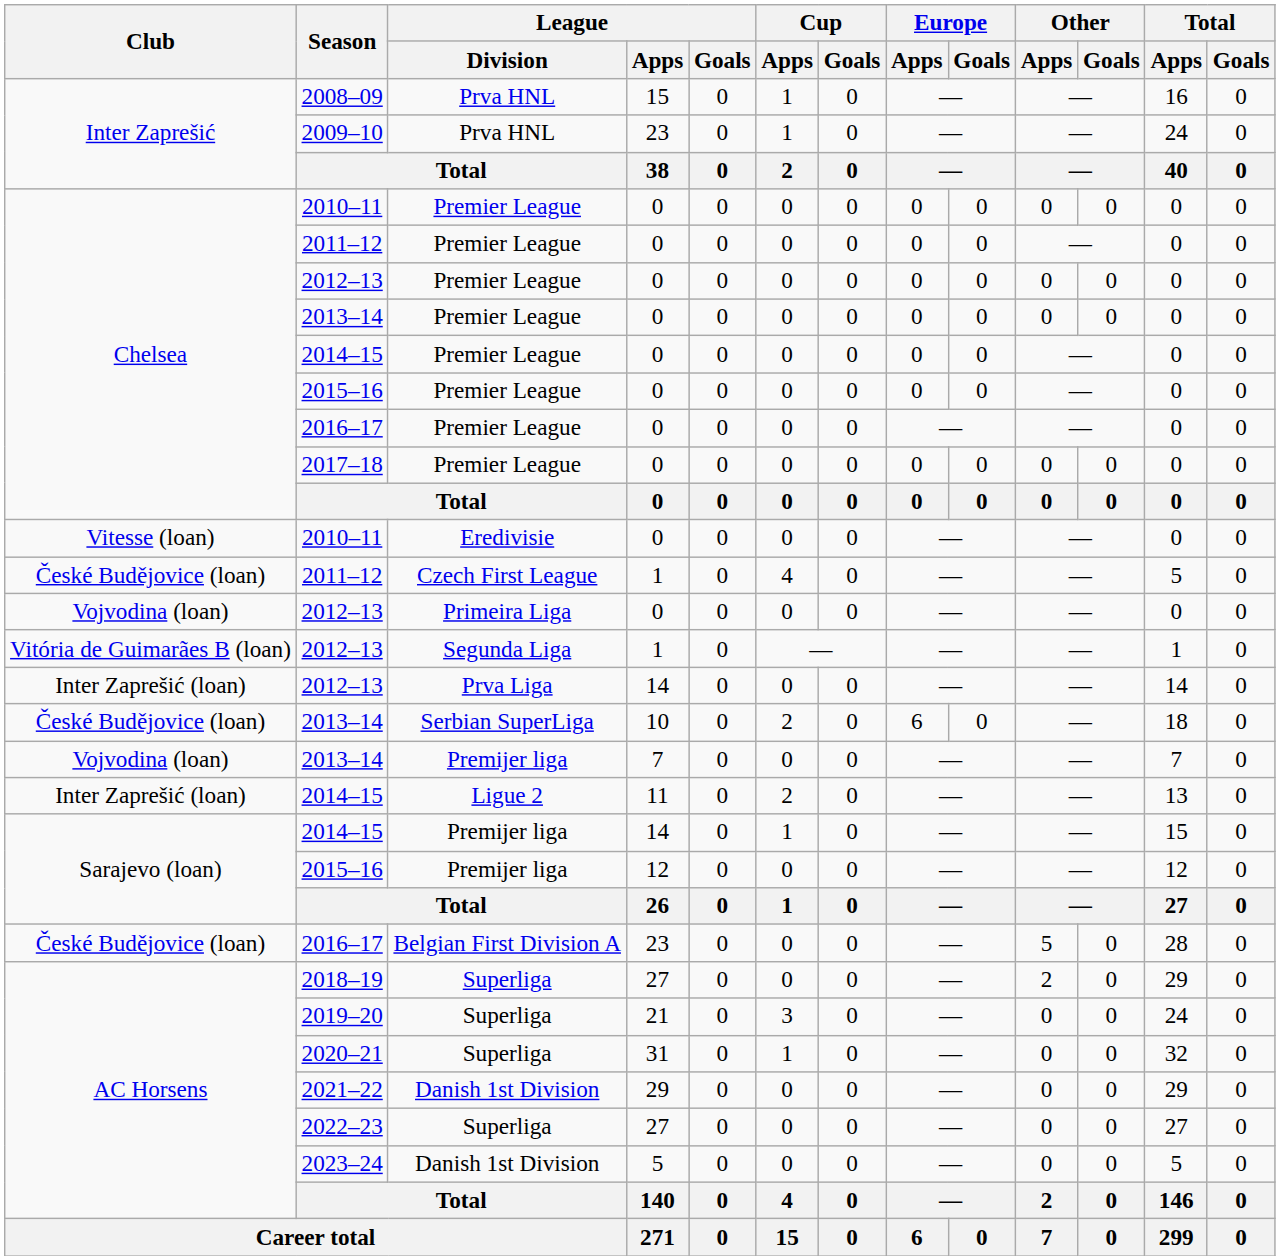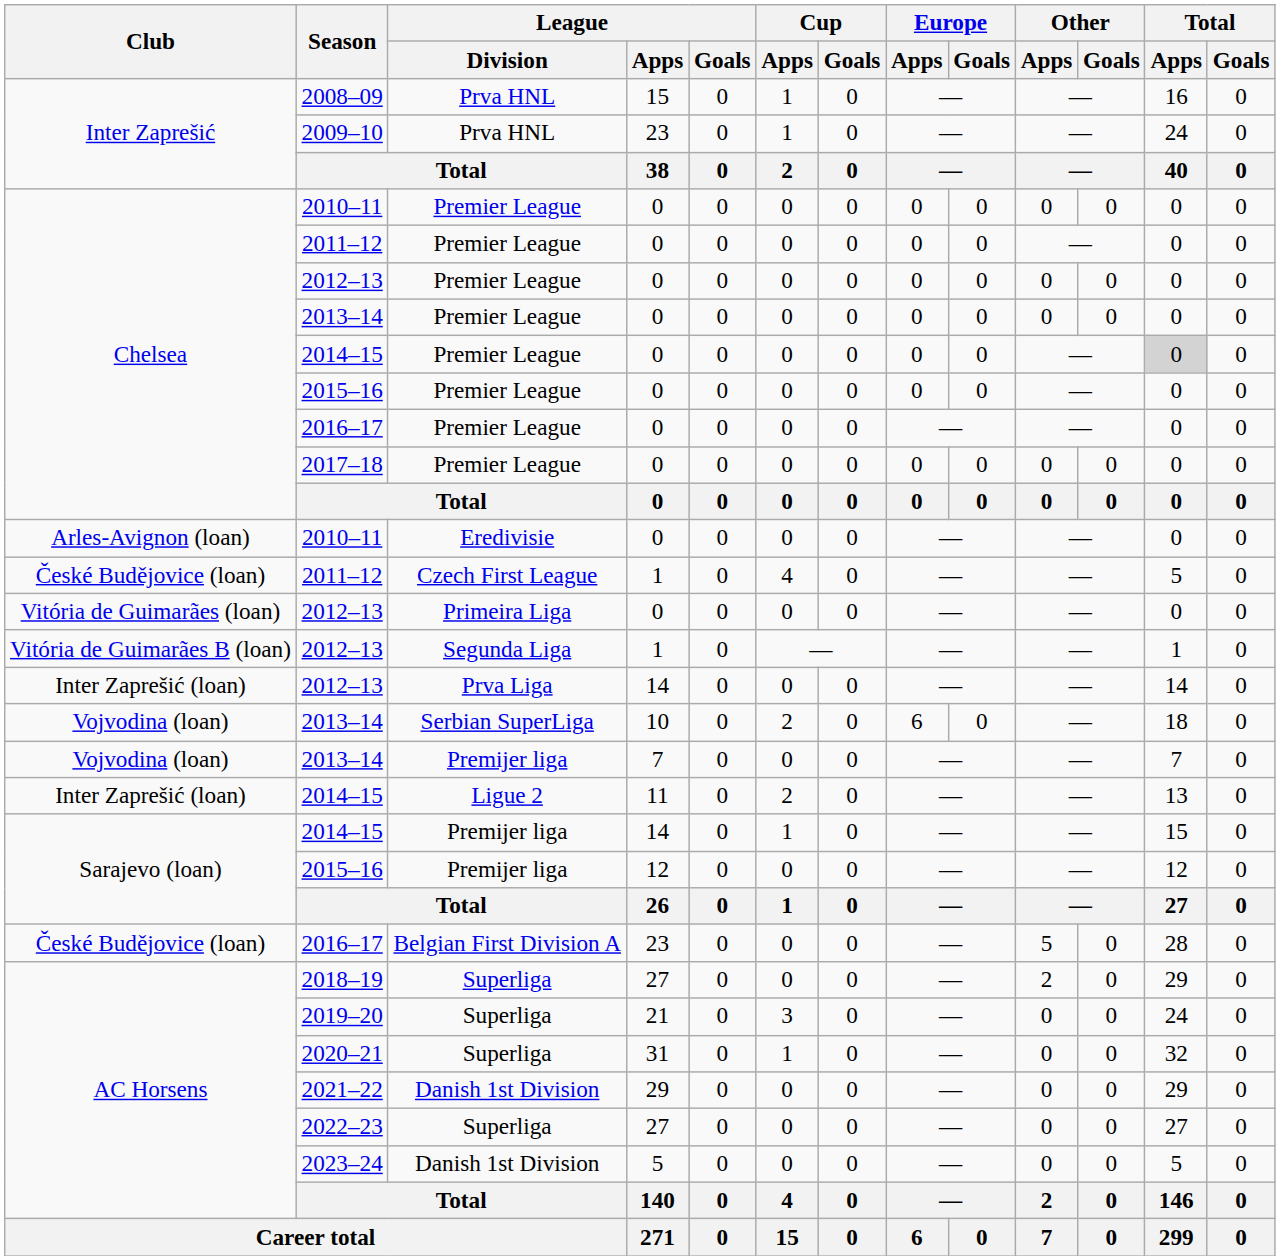(1176, 354) no background -> (1176, 354) lightgrey background
(150, 538) Vitesse (loan) -> (150, 538) Arles-Avignon (loan)
(150, 611) Vojvodina (loan) -> (150, 611) Vitória de Guimarães (loan)
(150, 721) České Budějovice (loan) -> (150, 721) Vojvodina (loan)
